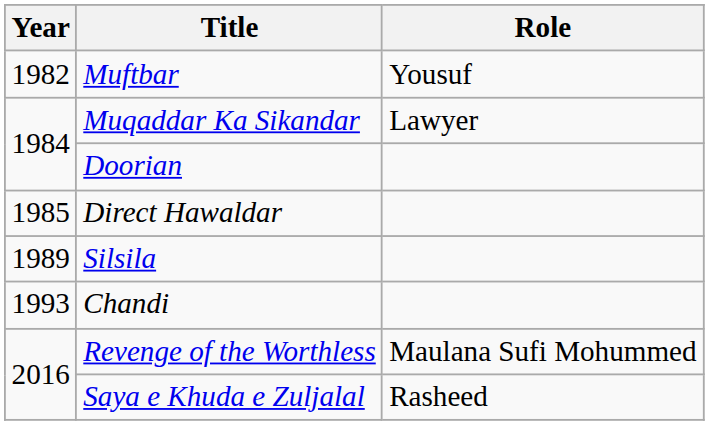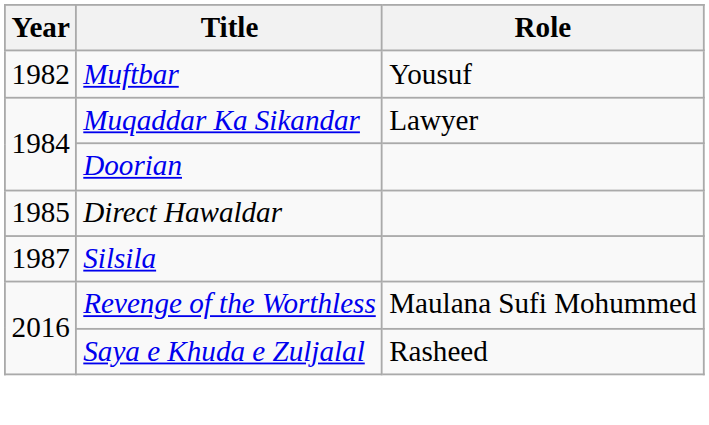(41, 258) 1989 -> (41, 258) 1987
- row: (126, 304)
